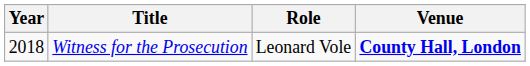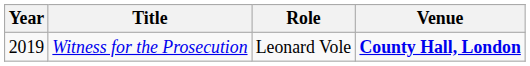(26, 46) 2018 -> (26, 46) 2019
